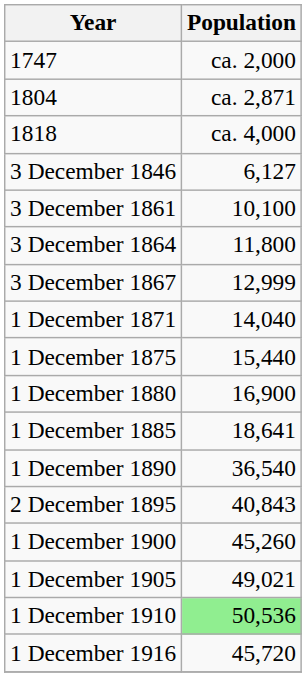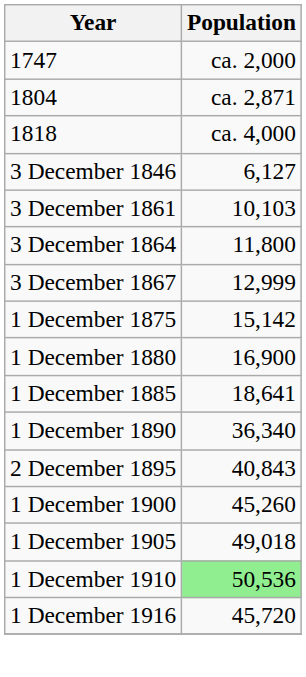(264, 208) 10,100 -> (264, 208) 10,103
- row: (93, 319)
(264, 356) 15,440 -> (264, 319) 15,142
(264, 467) 36,540 -> (264, 430) 36,340
(264, 578) 49,021 -> (264, 541) 49,018
